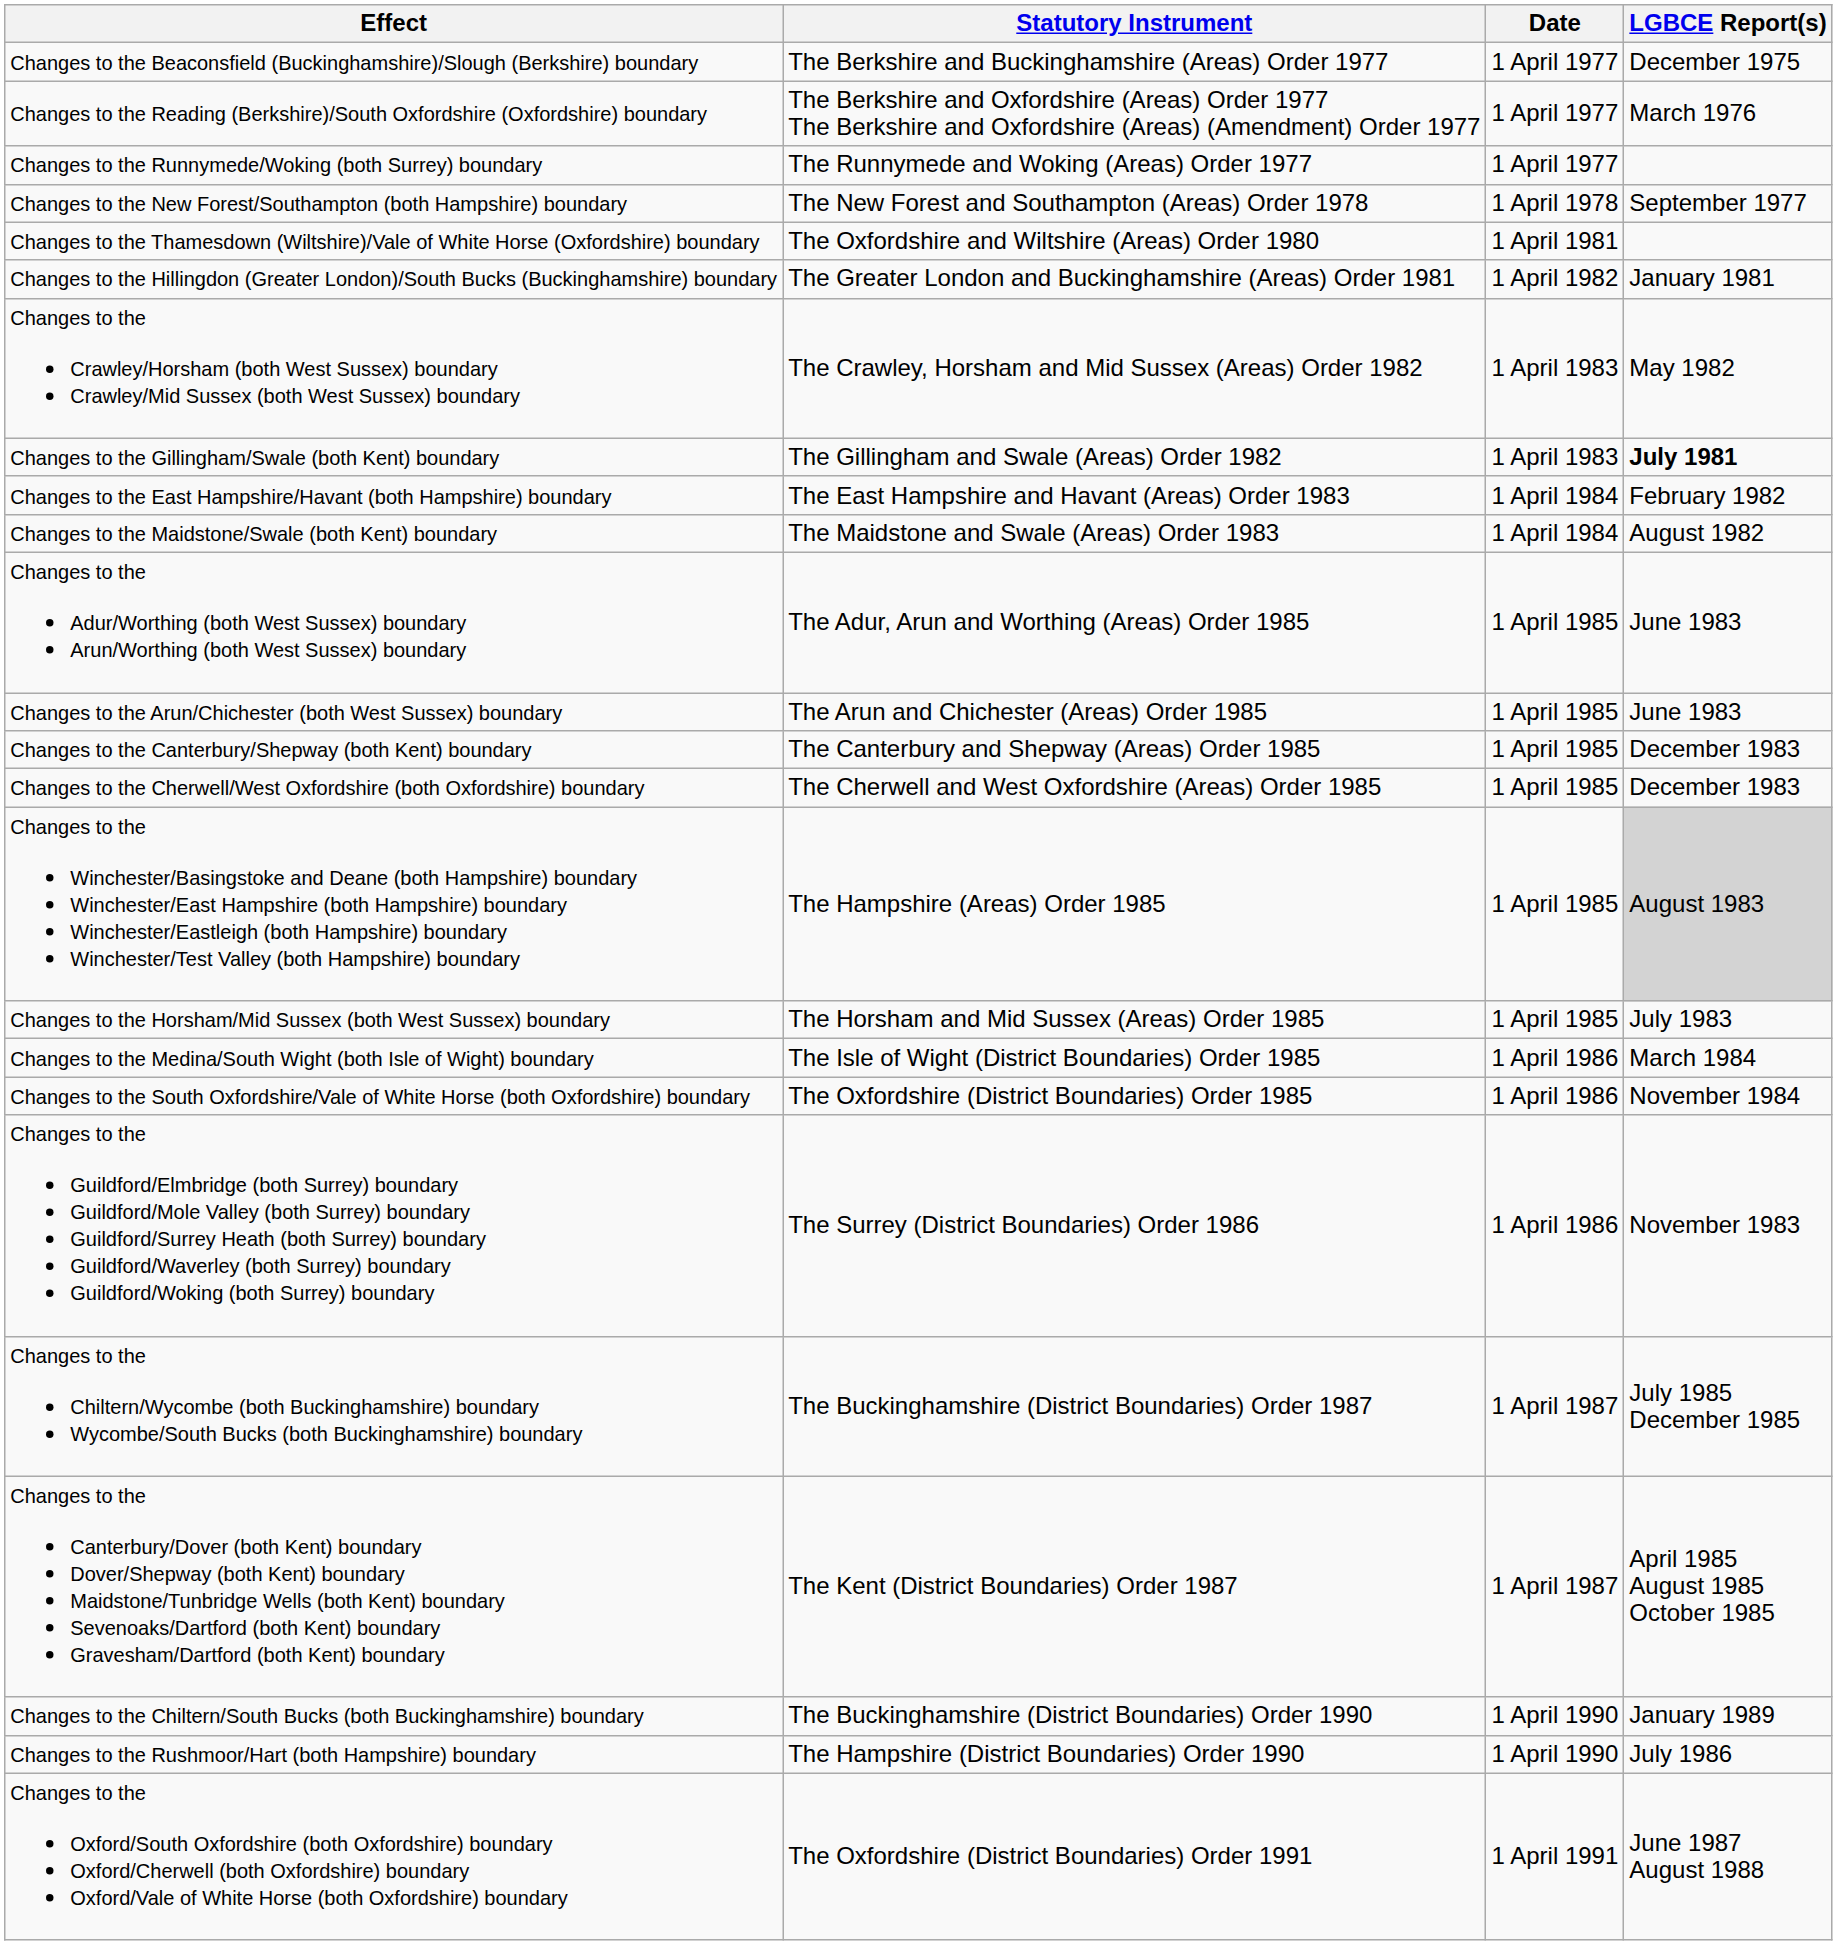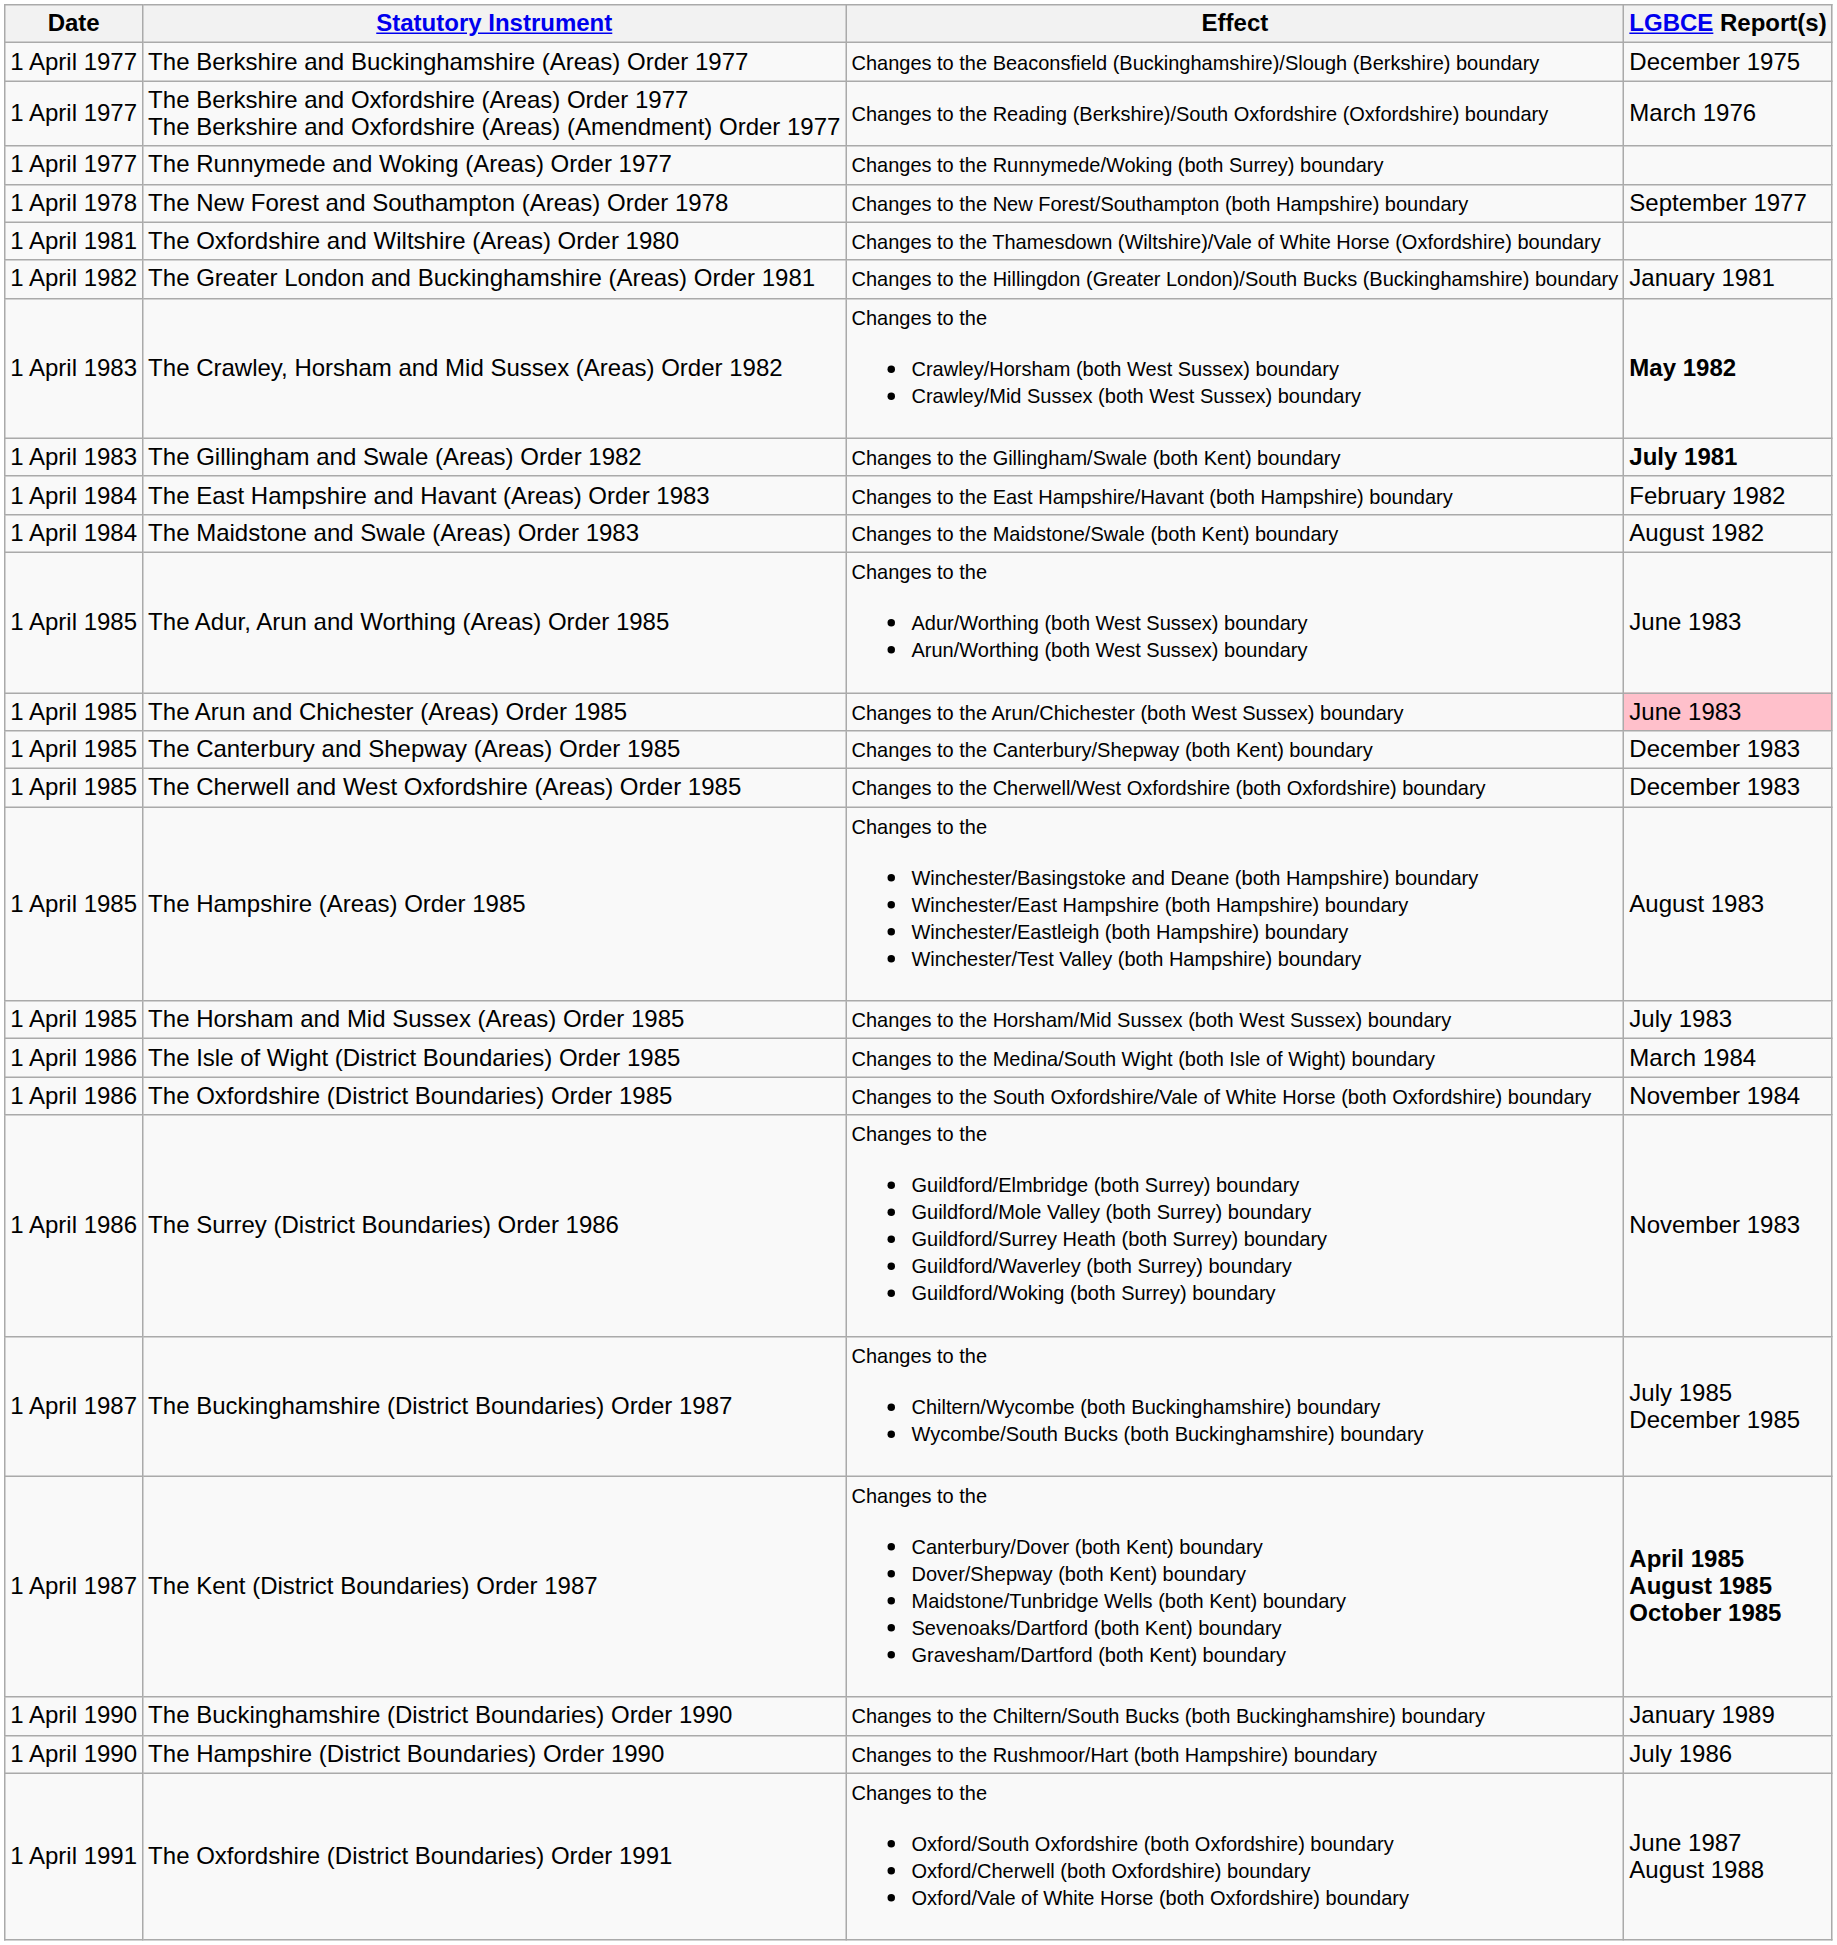columns swapped: (1555, 23) <-> (394, 23)
(1682, 367) normal -> (1683, 367) bold
(1685, 711) no background -> (1685, 711) pink background
(1697, 903) lightgrey background -> (1697, 903) no background
(1702, 1586) normal -> (1705, 1586) bold
